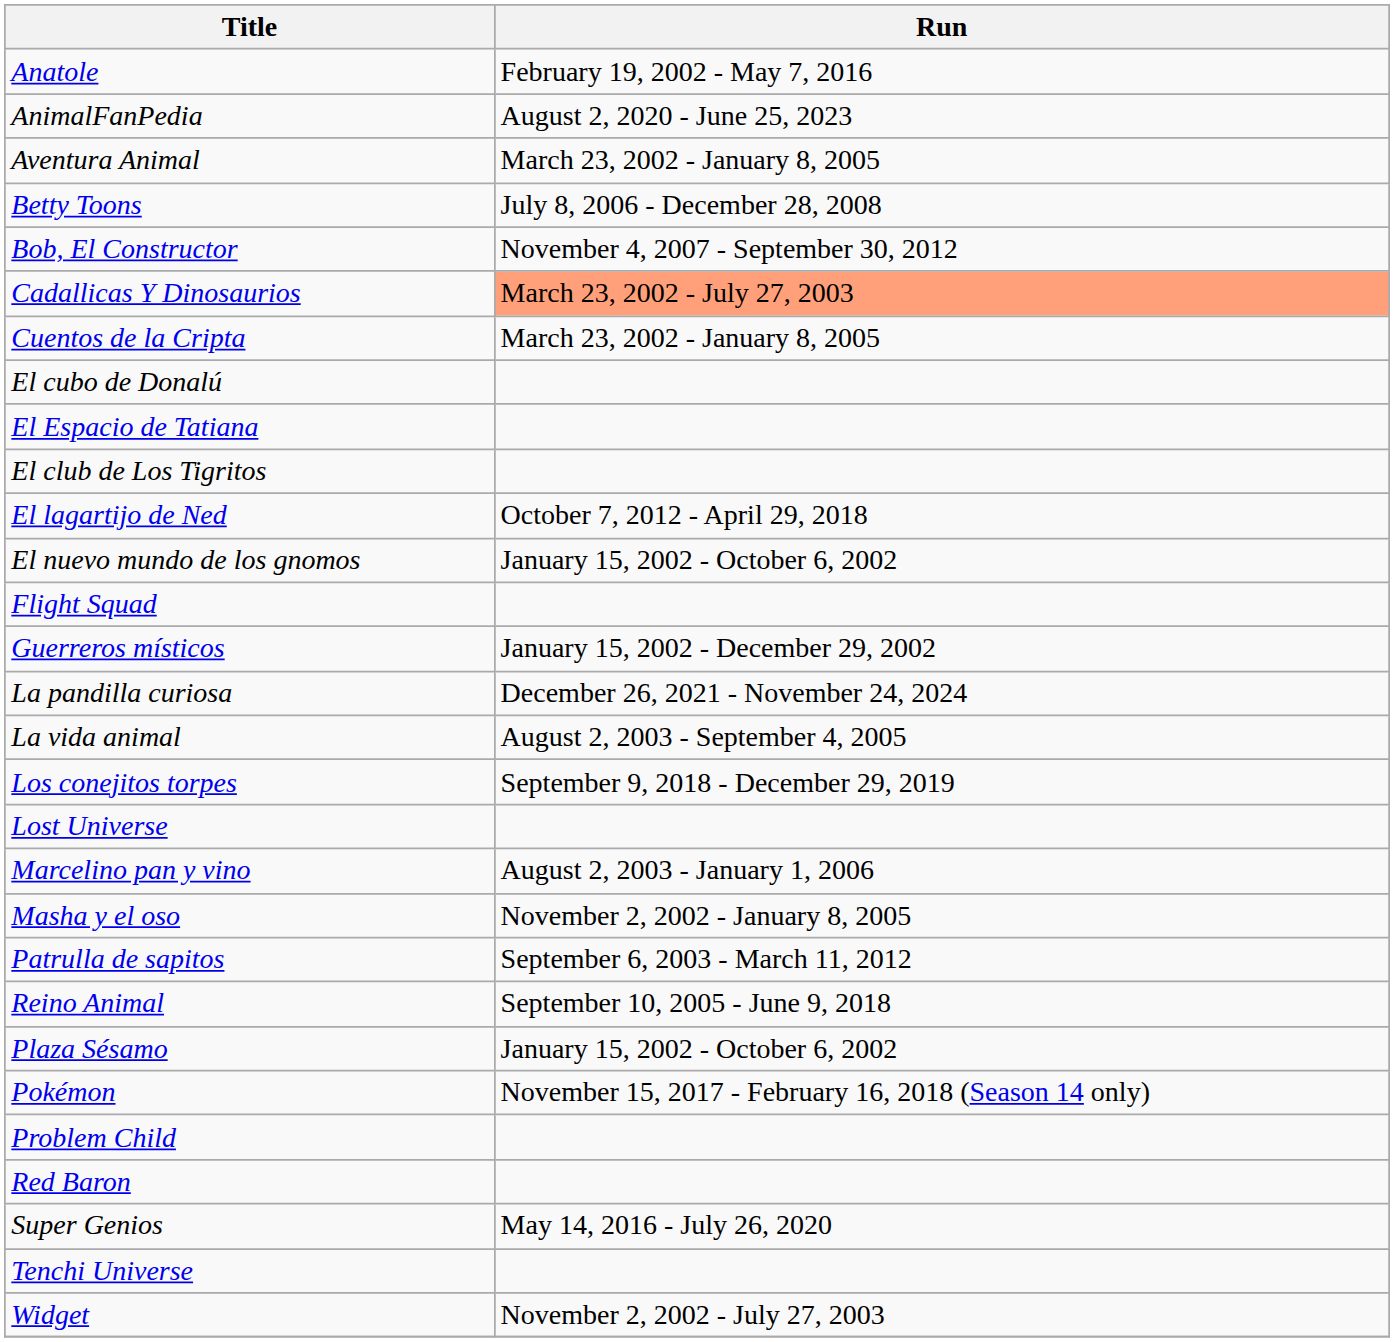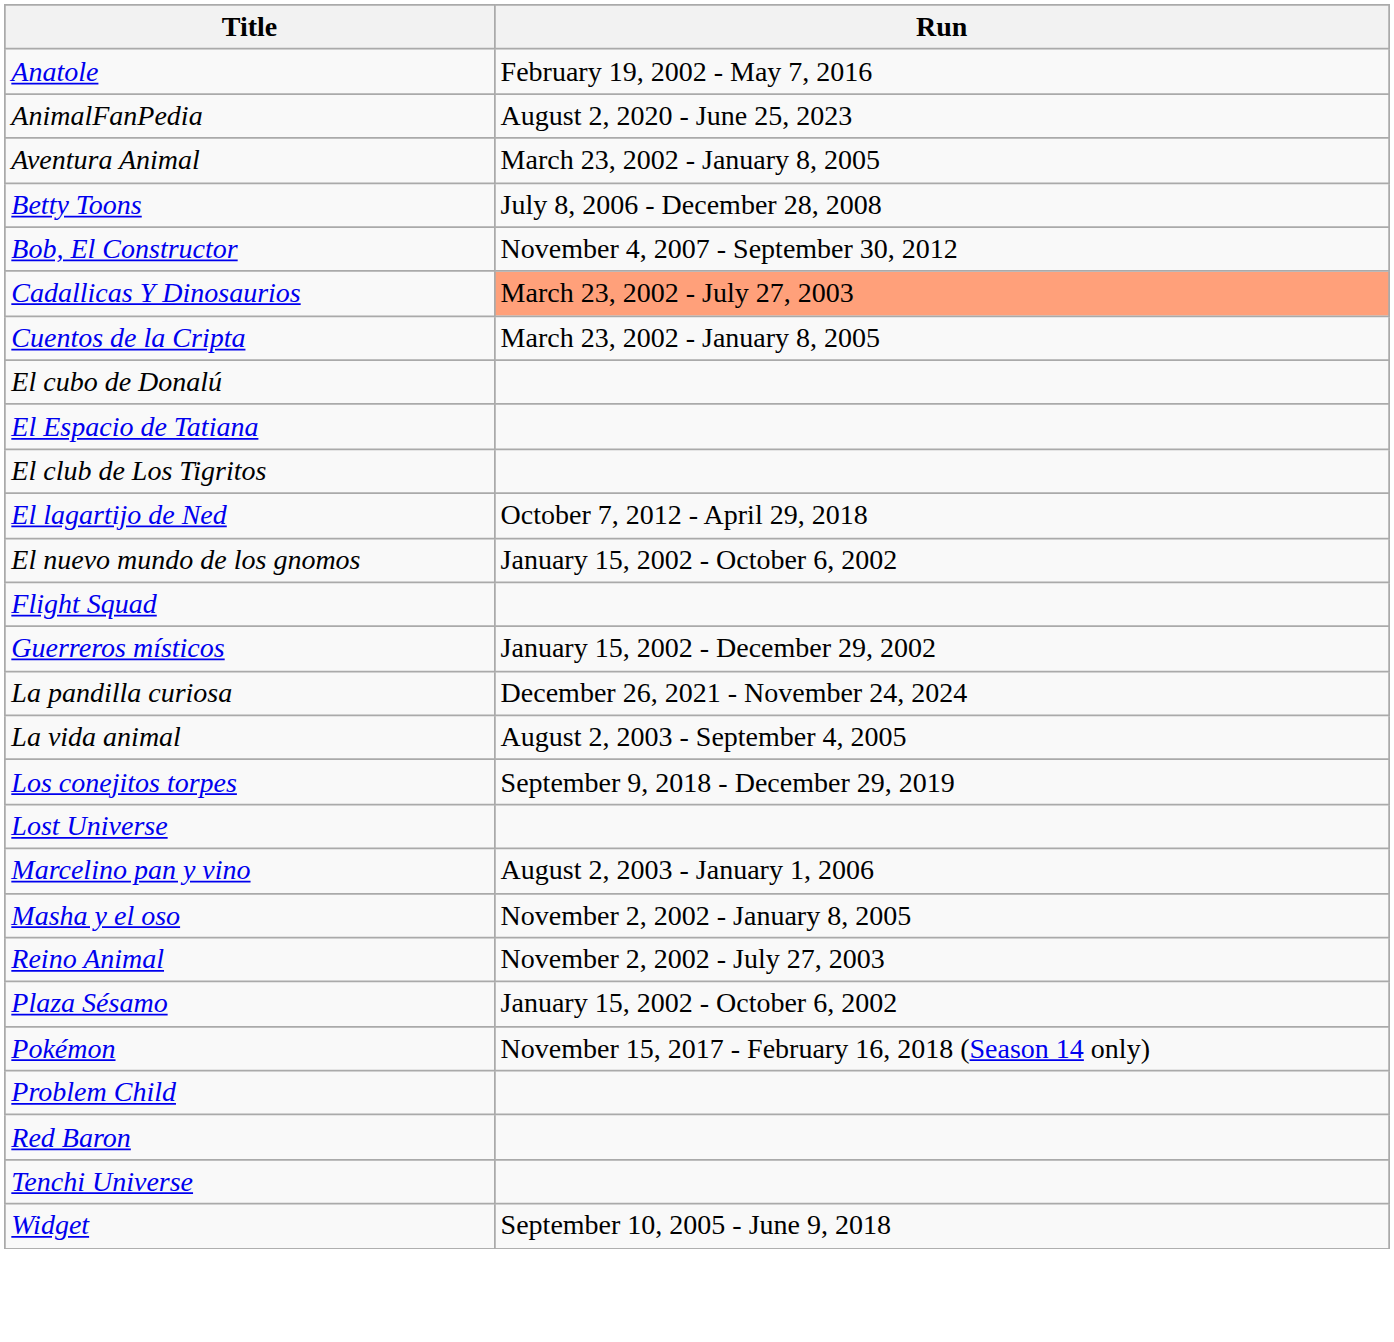- row: (118, 959)
(696, 1003) September 10, 2005 - June 9, 2018 -> (693, 959) November 2, 2002 - July 27, 2003
- row: (87, 1225)
(693, 1314) November 2, 2002 - July 27, 2003 -> (696, 1225) September 10, 2005 - June 9, 2018
